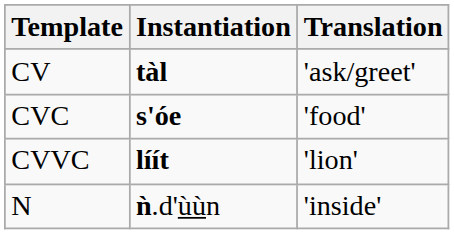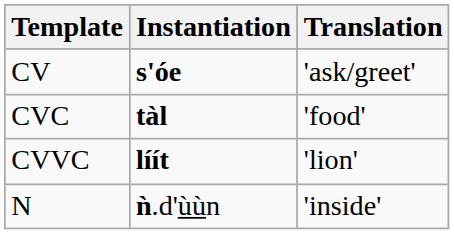(152, 71) tàl -> (159, 71) s'óe
(159, 116) s'óe -> (152, 116) tàl
